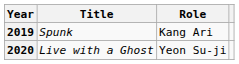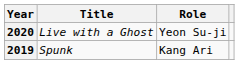rows swapped: (21, 32) <-> (21, 50)
